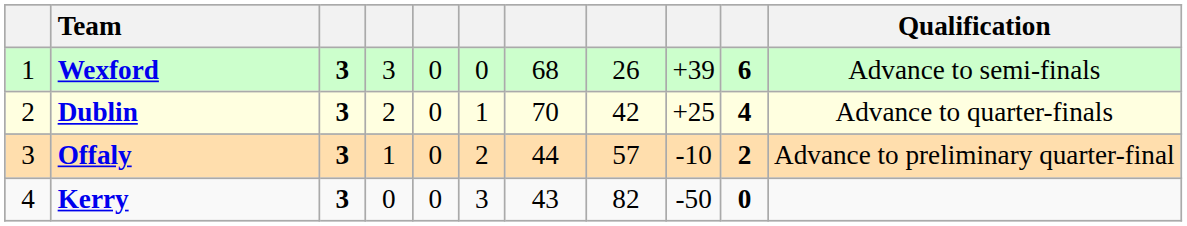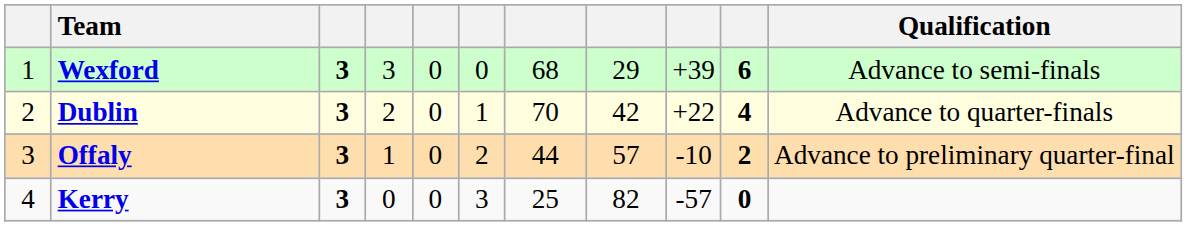(626, 69) 26 -> (626, 69) 29
(694, 112) +25 -> (694, 112) +22
(545, 198) 43 -> (545, 198) 25
(694, 198) -50 -> (694, 198) -57
